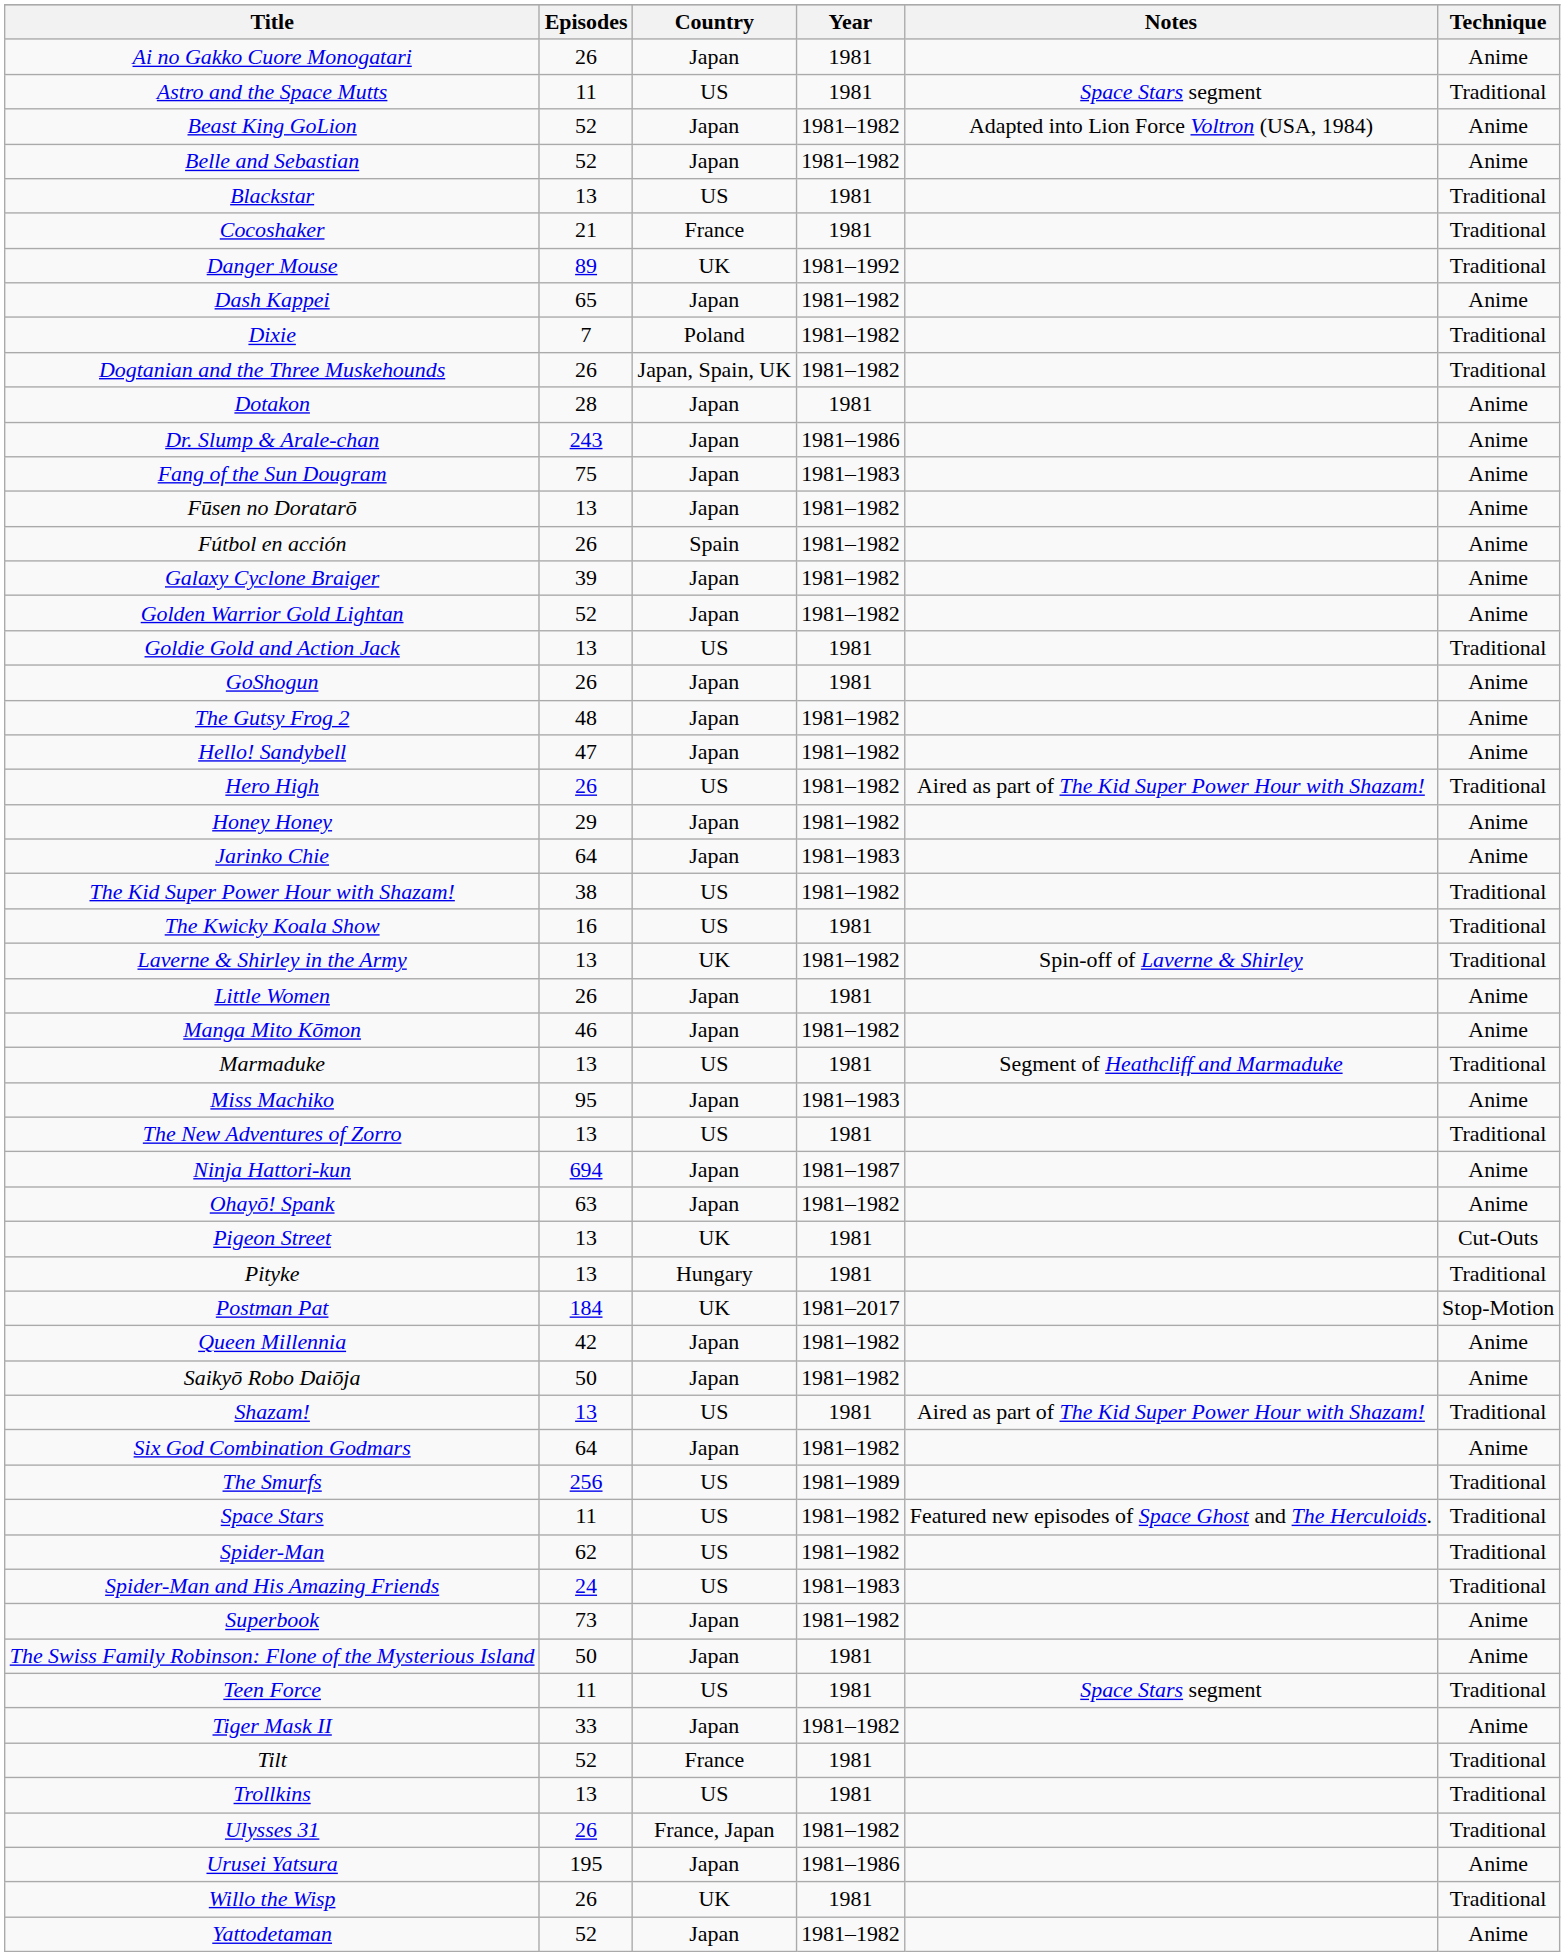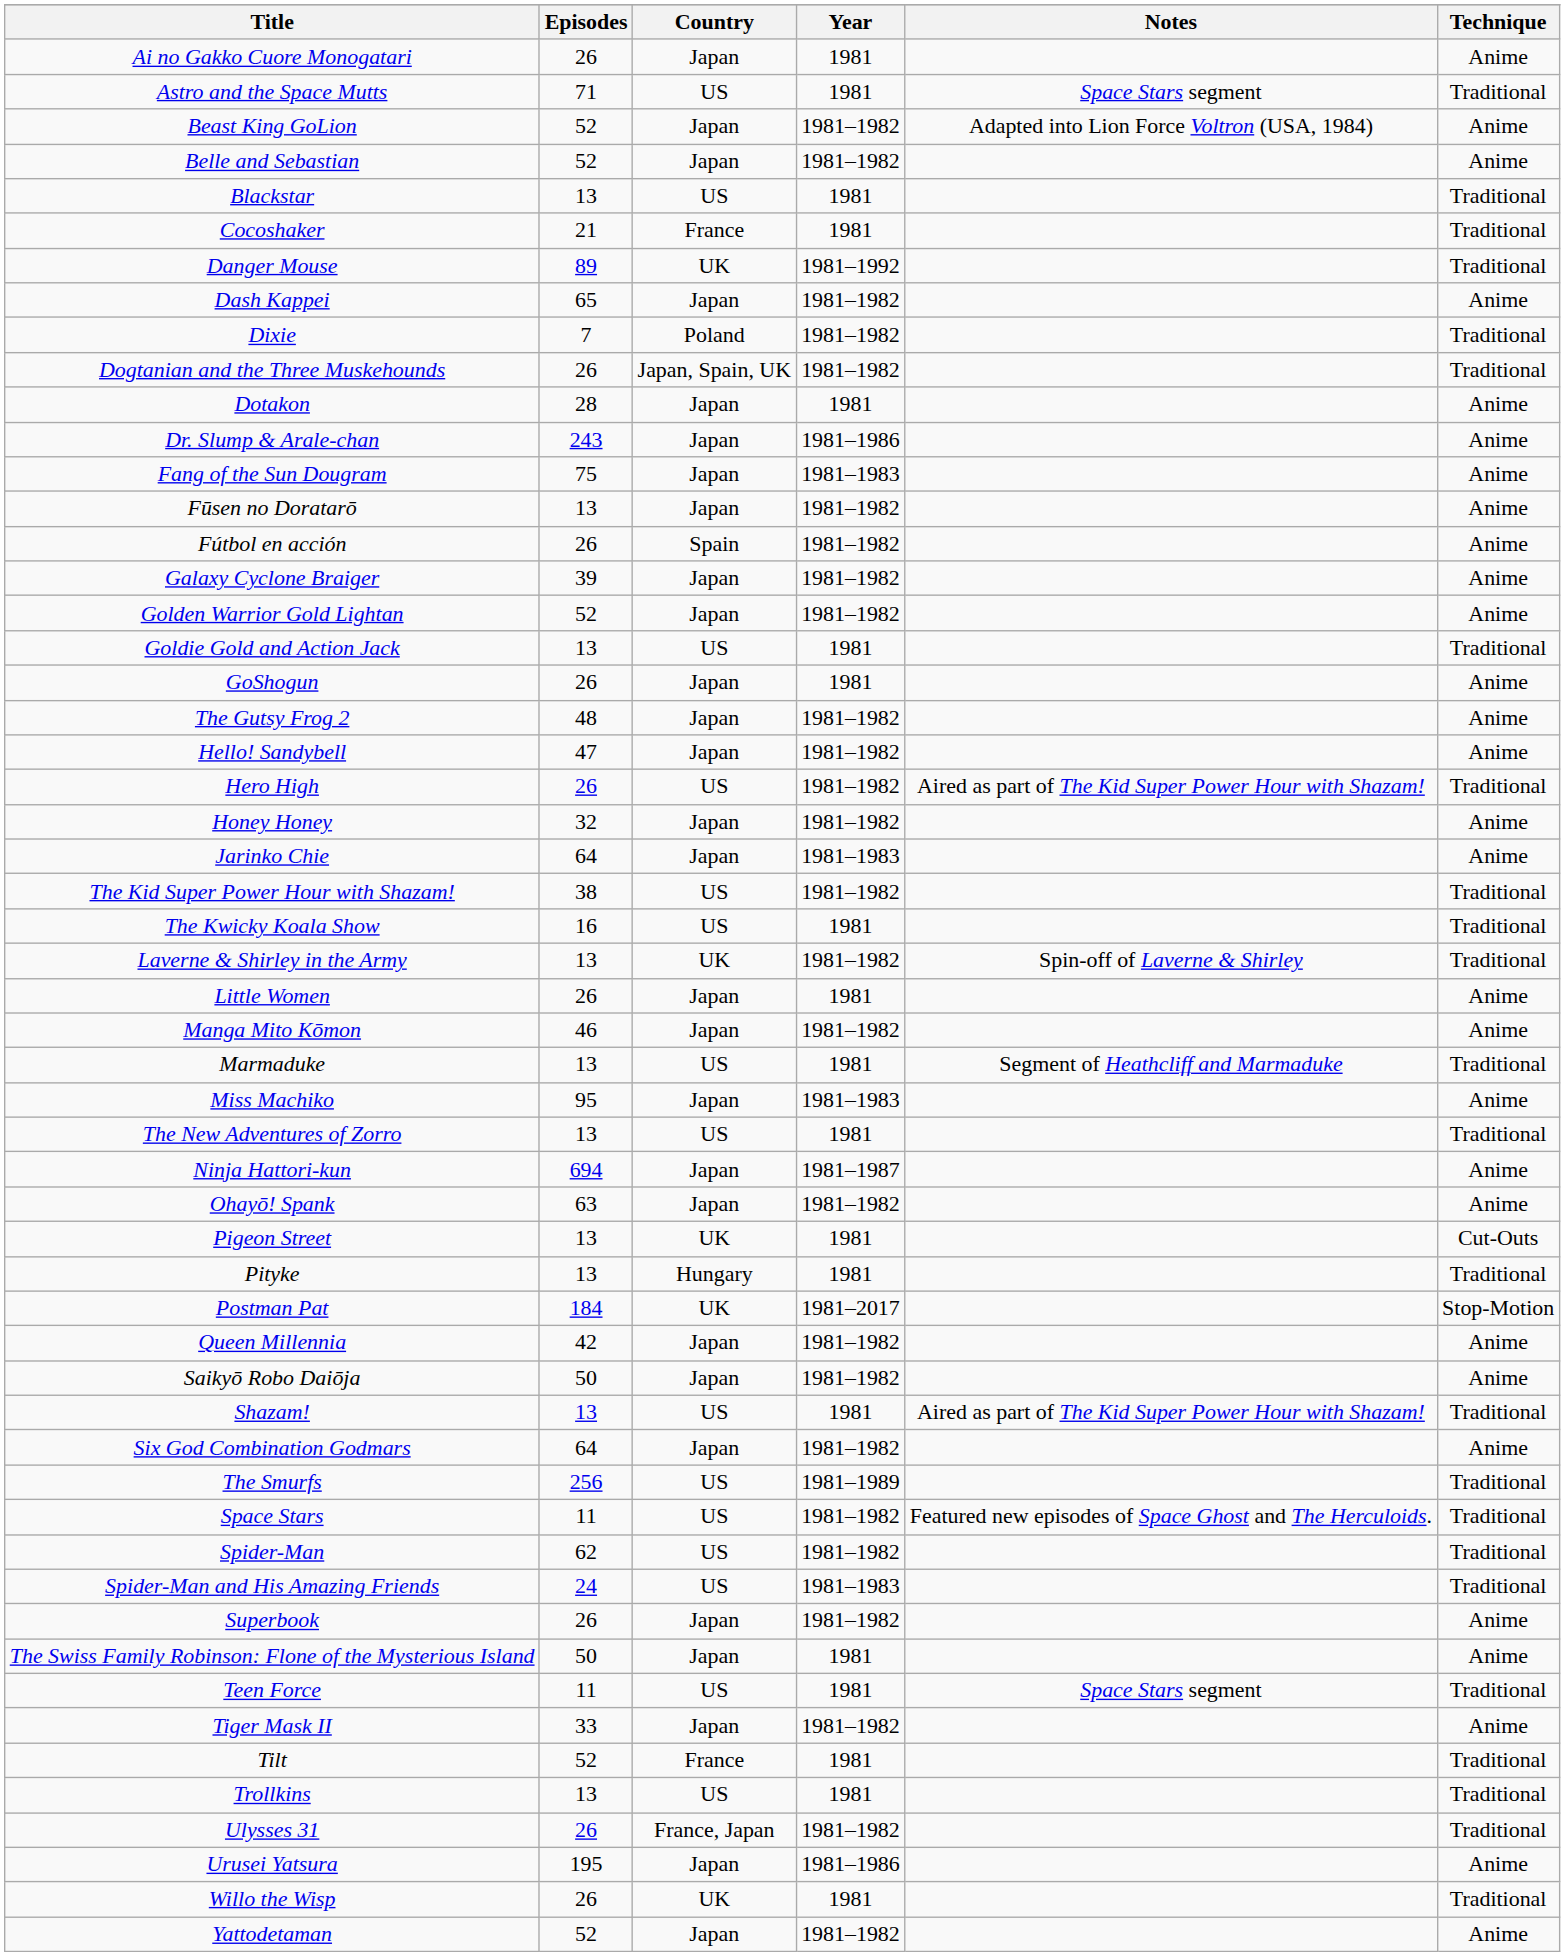(586, 91) 11 -> (586, 91) 71
(586, 821) 29 -> (586, 821) 32
(586, 1621) 73 -> (586, 1621) 26
